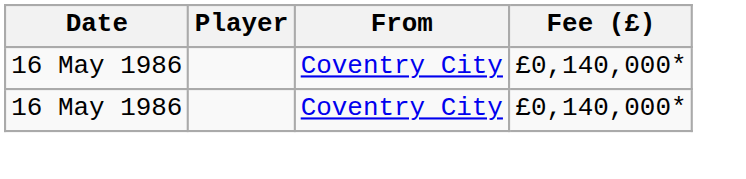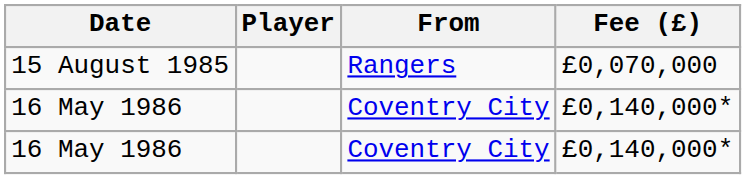+ row: (120, 68)
